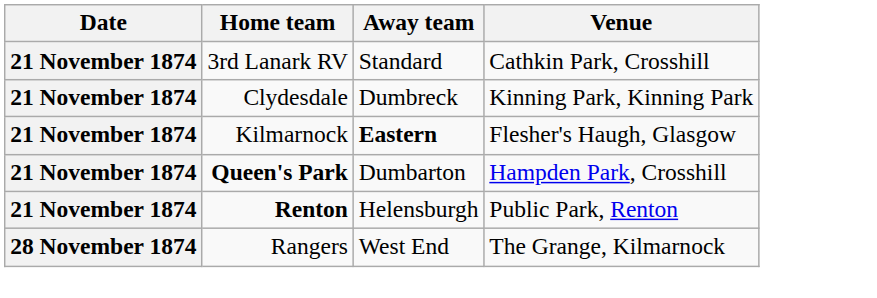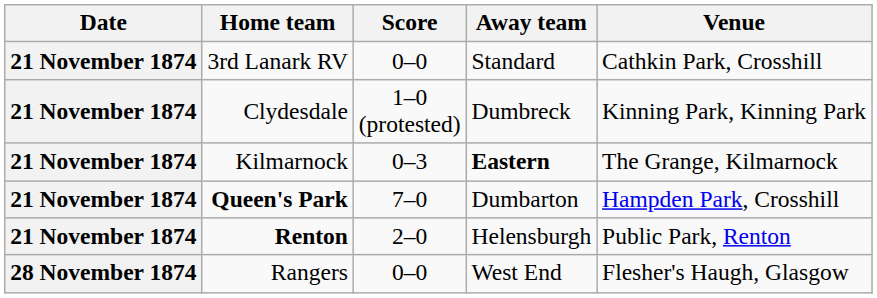+ column: (410, 23)
(613, 135) Flesher's Haugh, Glasgow -> (720, 161) The Grange, Kilmarnock
(607, 246) The Grange, Kilmarnock -> (725, 273) Flesher's Haugh, Glasgow
